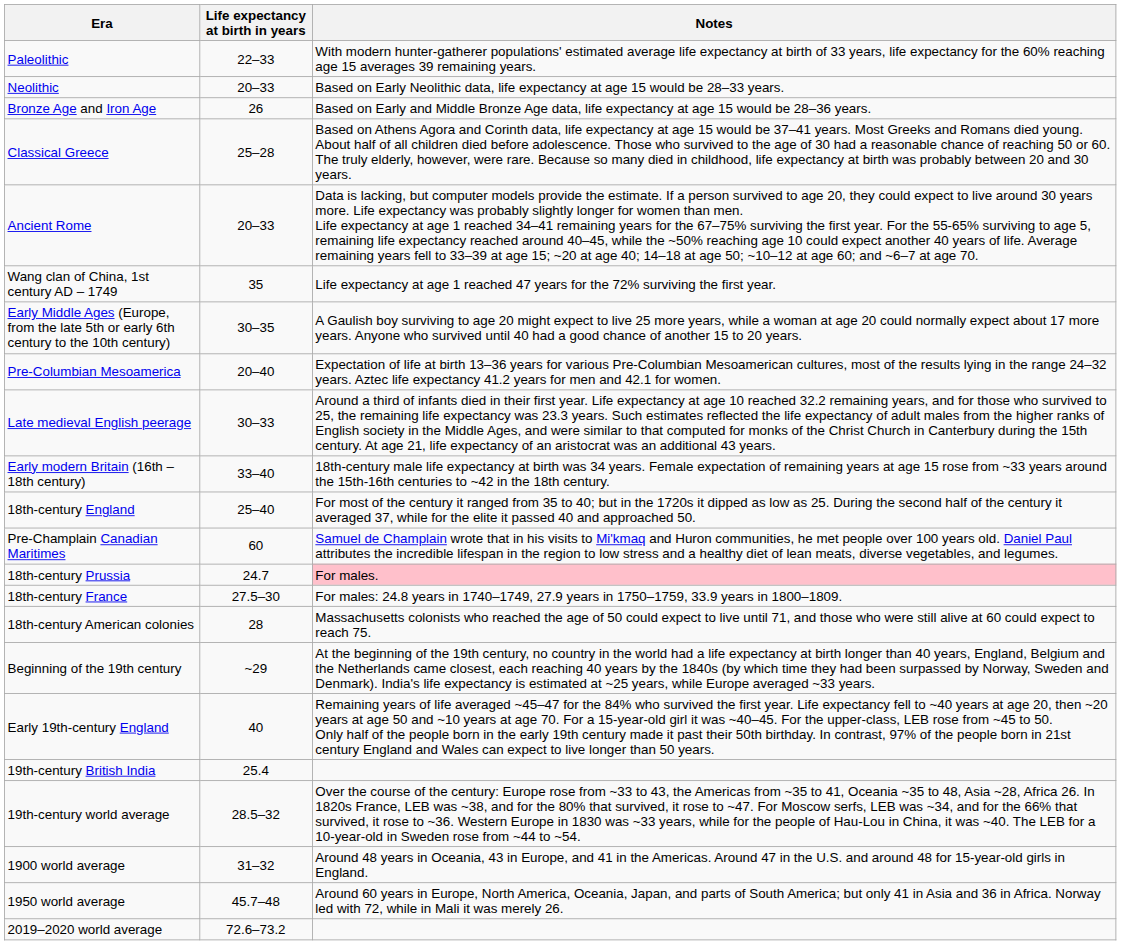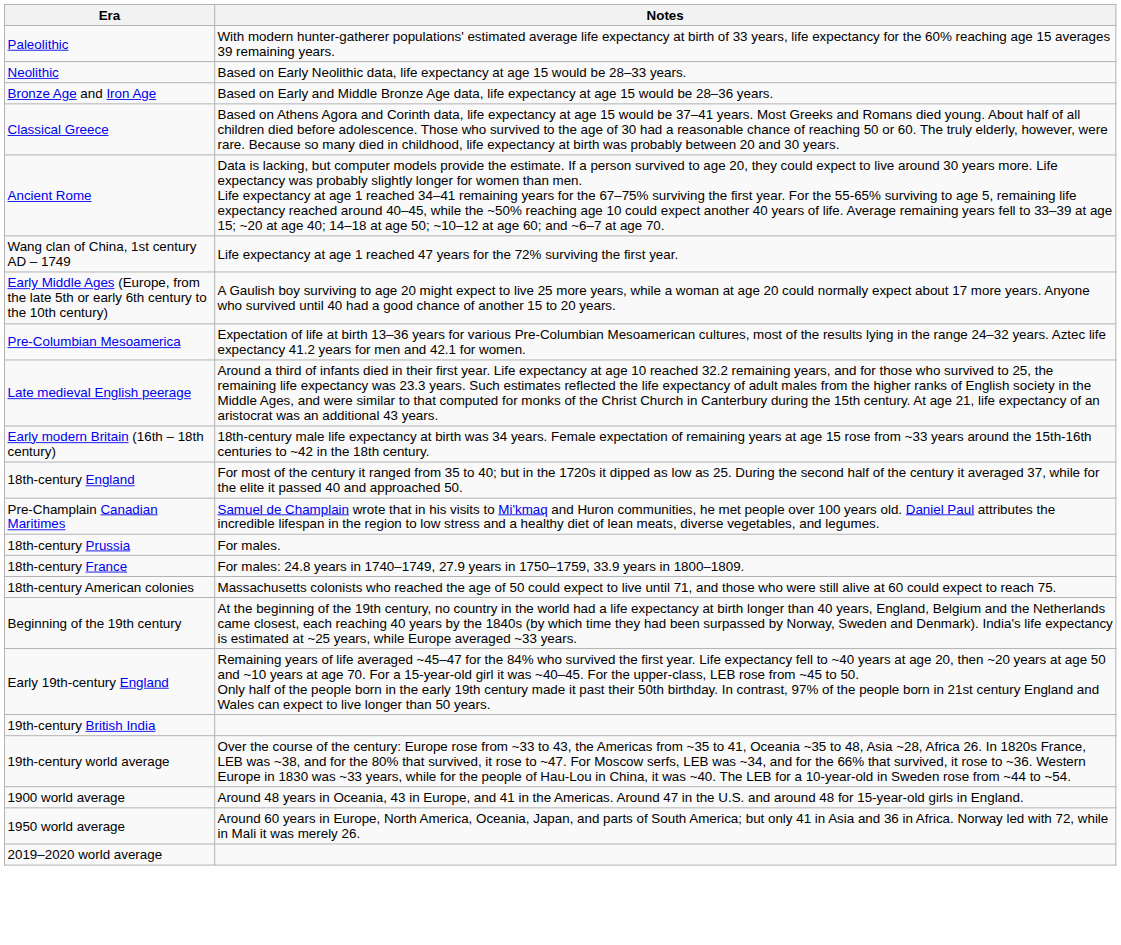- column: (256, 23)
(347, 575) pink background -> (249, 545) no background
